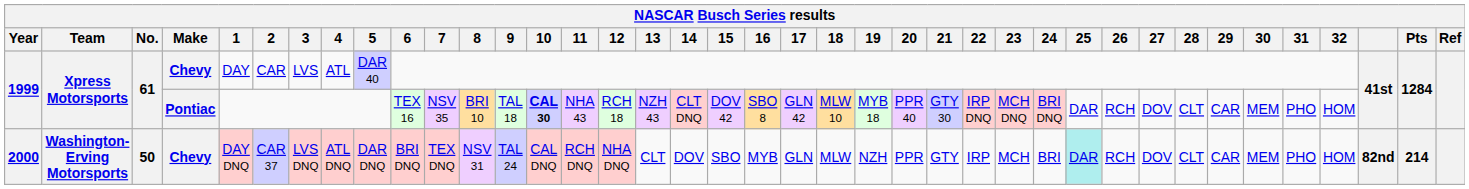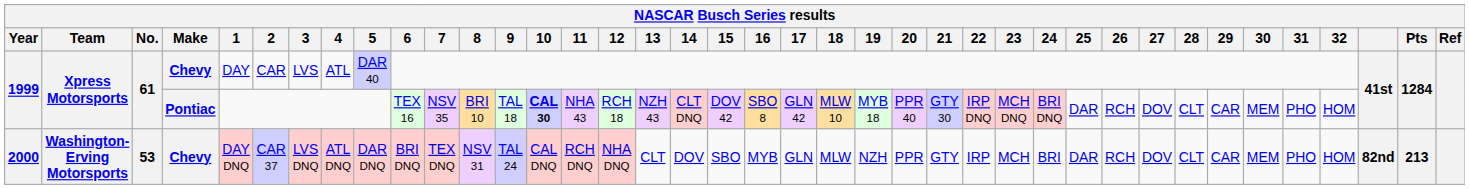(147, 157) 50 -> (147, 157) 53
(1084, 157) paleturquoise background -> (1084, 157) no background
(1417, 157) 214 -> (1417, 157) 213
